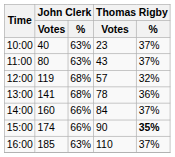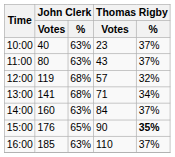(102, 95) 78 -> (102, 95) 71
(149, 95) 36% -> (149, 95) 34%
(81, 111) 66% -> (81, 111) 63%
(46, 128) 174 -> (46, 128) 176
(81, 128) 66% -> (81, 128) 65%
